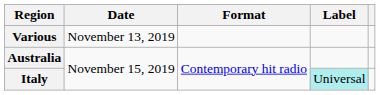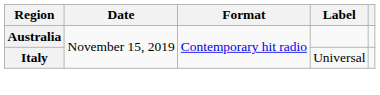- row: (34, 36)
(339, 79) paleturquoise background -> (339, 57) no background
